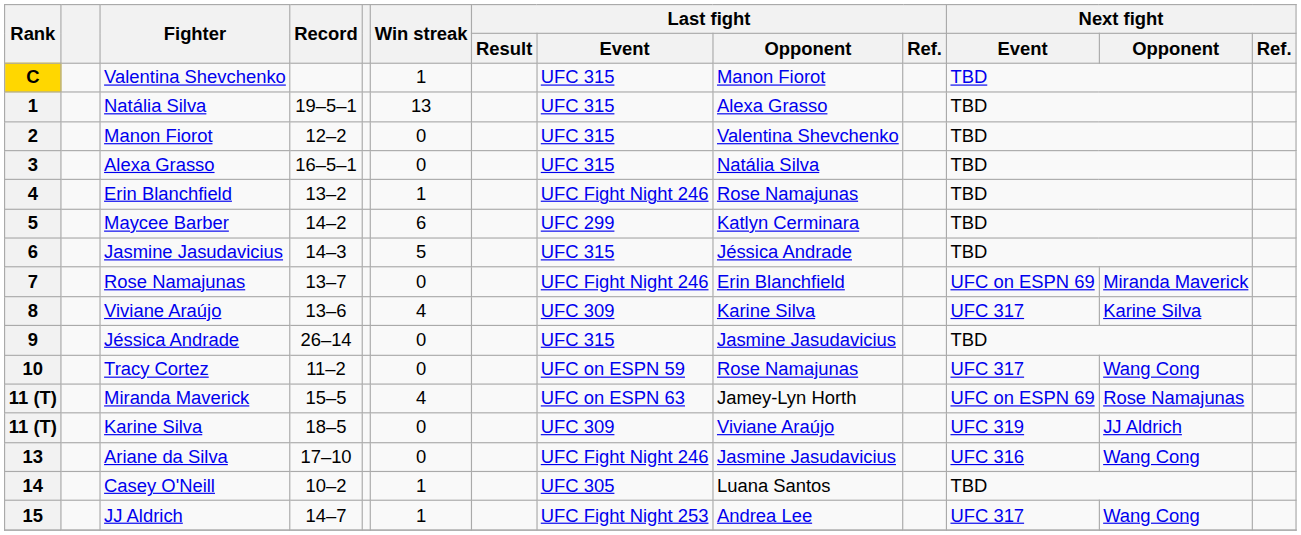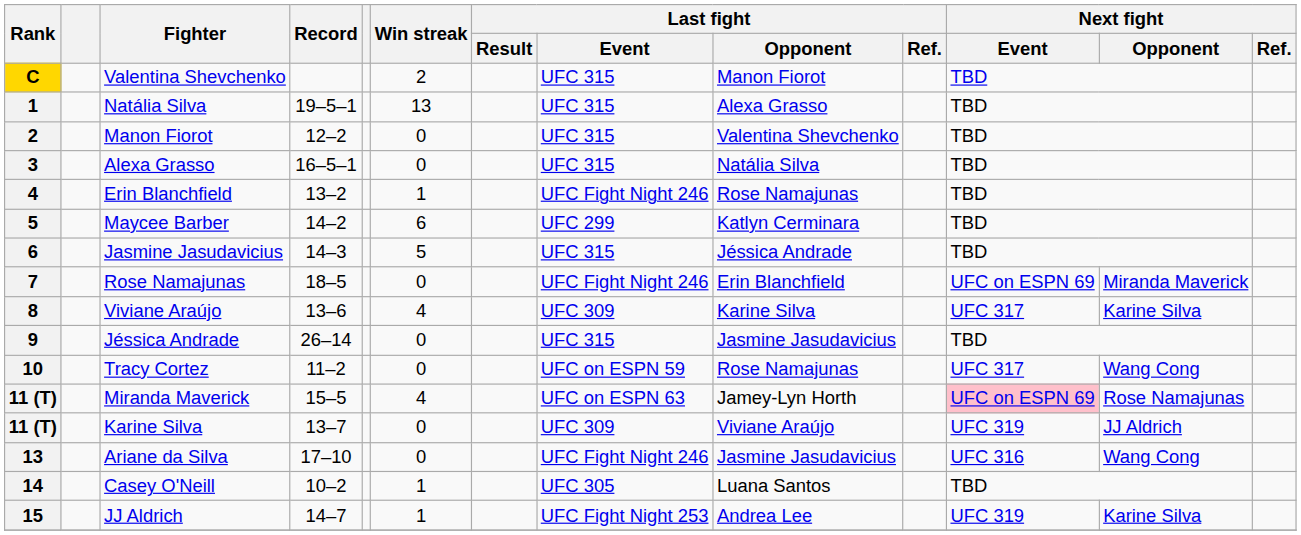(421, 77) 1 -> (421, 77) 2
(326, 281) 13–7 -> (326, 281) 18–5
(1023, 398) no background -> (1023, 398) pink background
(326, 427) 18–5 -> (326, 427) 13–7
(987, 515) UFC 317 -> (987, 515) UFC 319
(1151, 515) Wang Cong -> (1152, 515) Karine Silva
